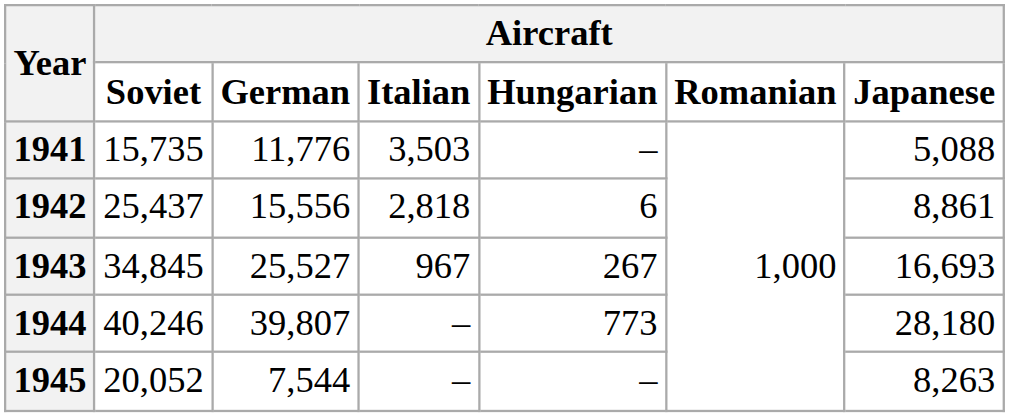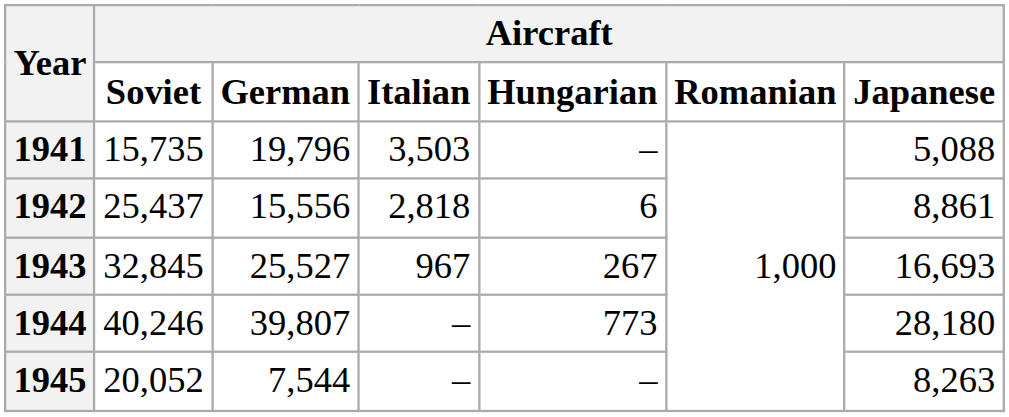(301, 149) 11,776 -> (300, 149) 19,796
(153, 264) 34,845 -> (153, 264) 32,845
